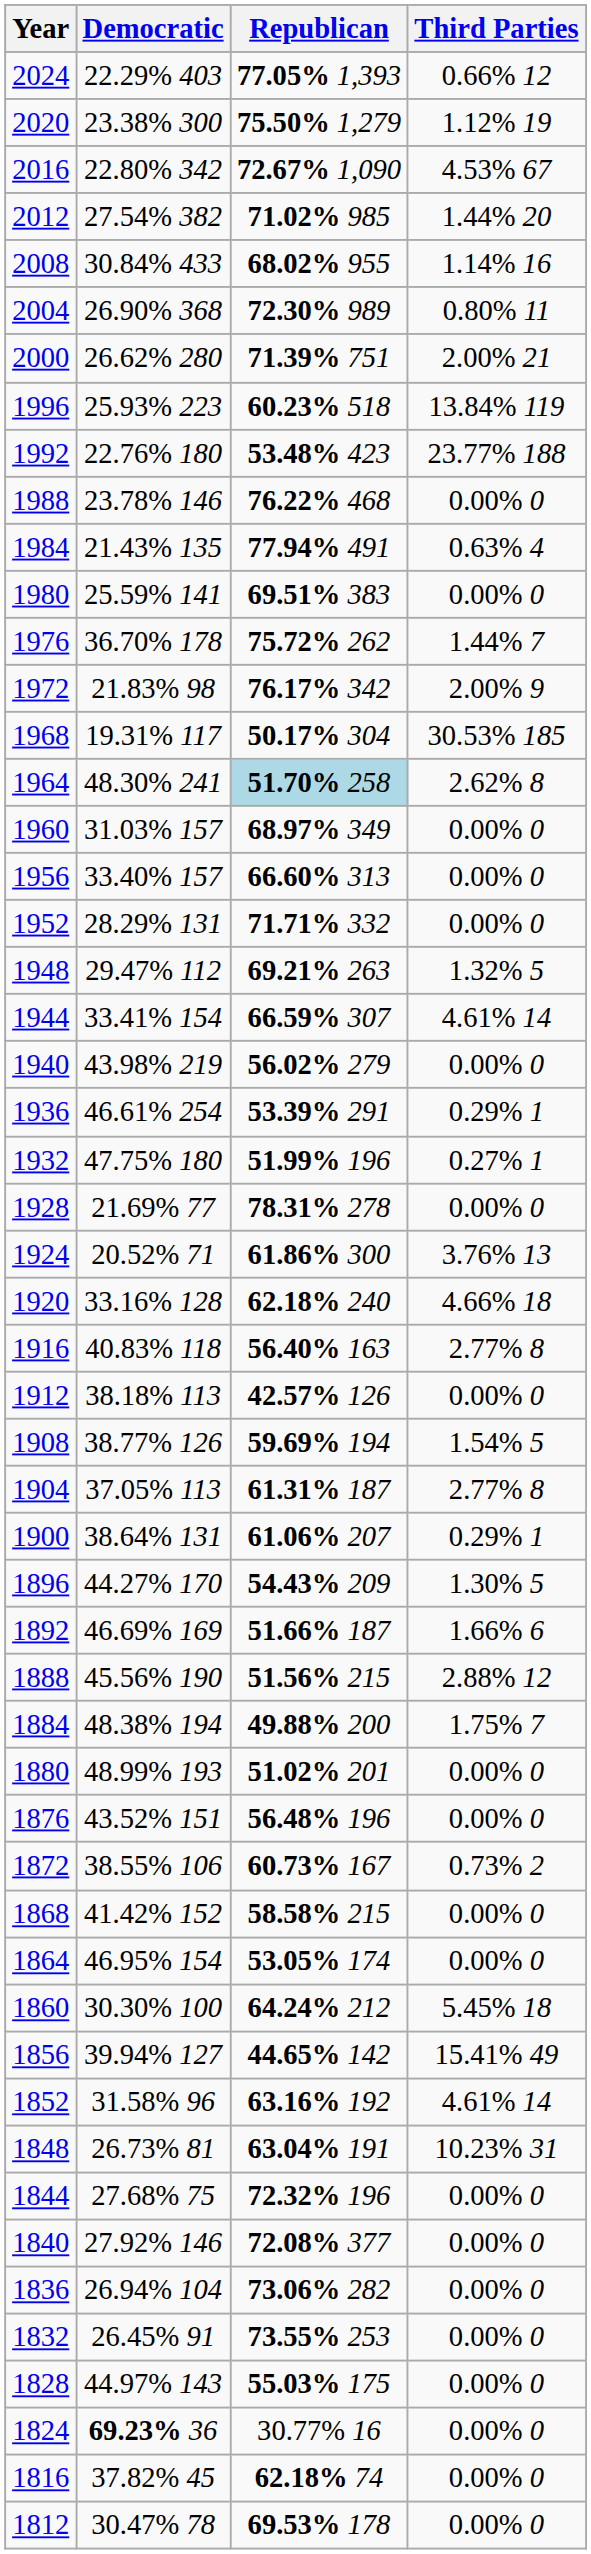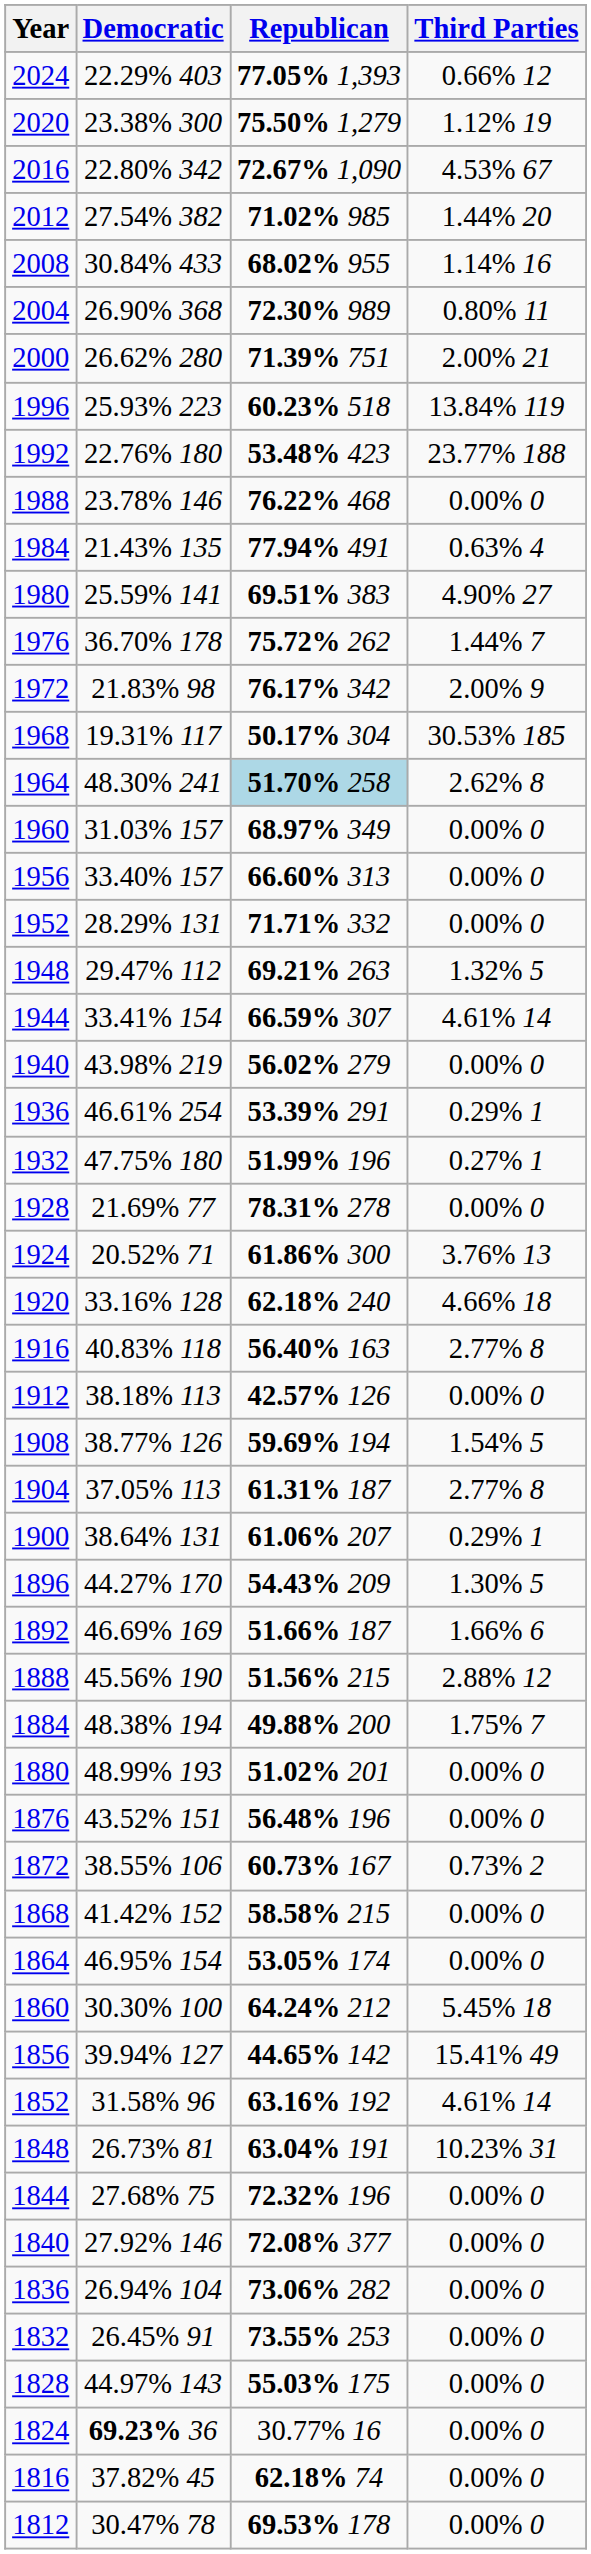(496, 593) 0.00% 0 -> (496, 593) 4.90% 27
